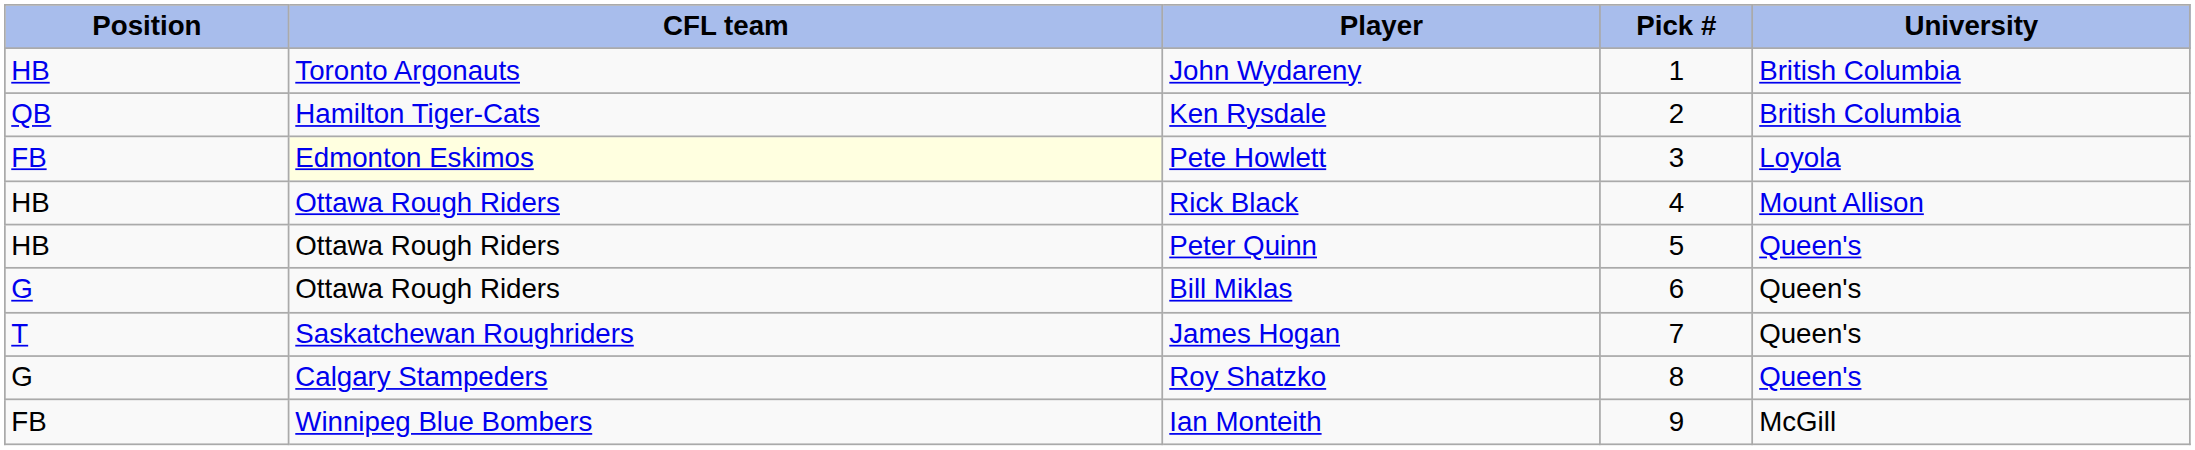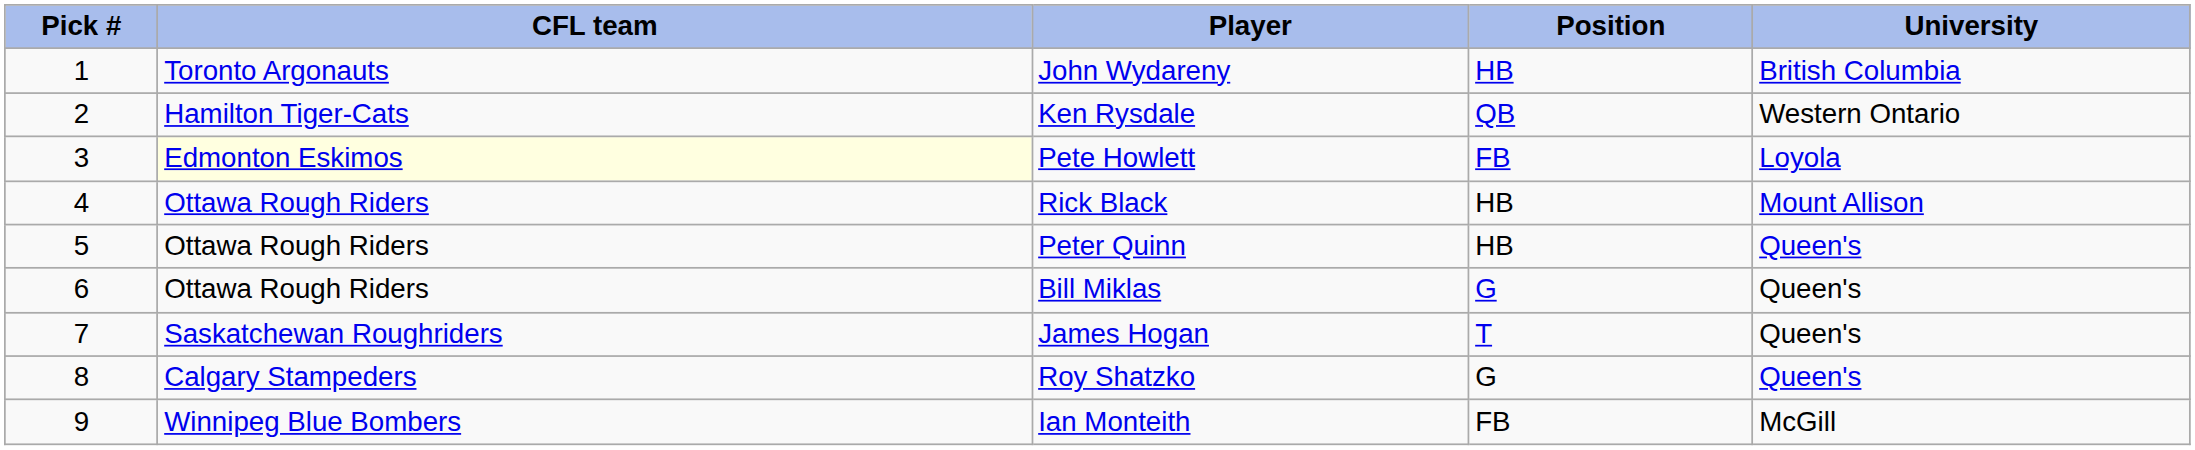columns swapped: (1676, 26) <-> (147, 26)
(1860, 114) British Columbia -> (1860, 114) Western Ontario
